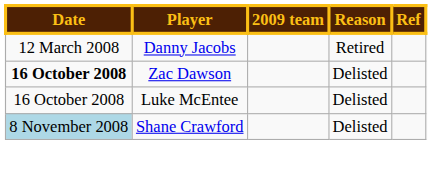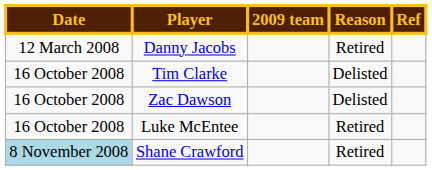+ row: (190, 73)
(69, 73) bold -> (69, 100) normal
(360, 100) Delisted -> (360, 126) Retired
(360, 126) Delisted -> (360, 152) Retired
